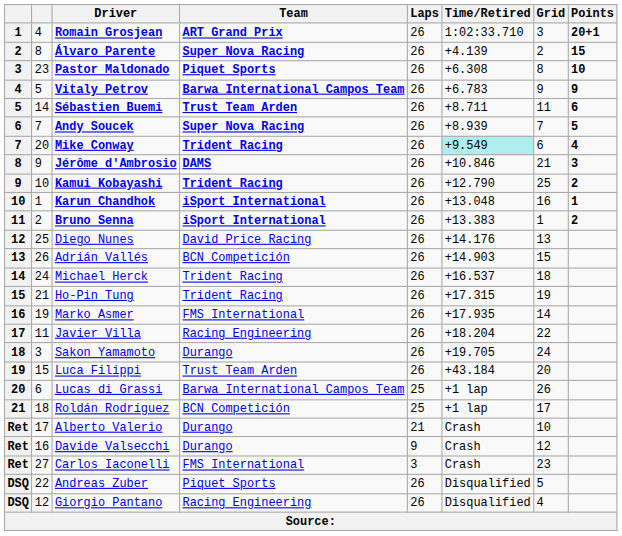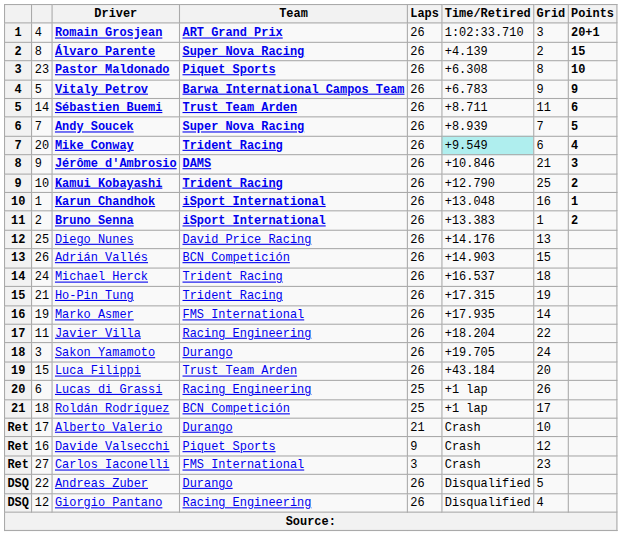(293, 390) Barwa International Campos Team -> (247, 390) Racing Engineering
(208, 446) Durango -> (229, 446) Piquet Sports
(229, 484) Piquet Sports -> (208, 484) Durango
